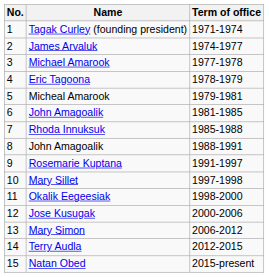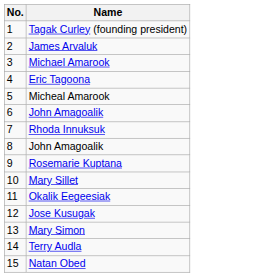- column: (227, 12)
